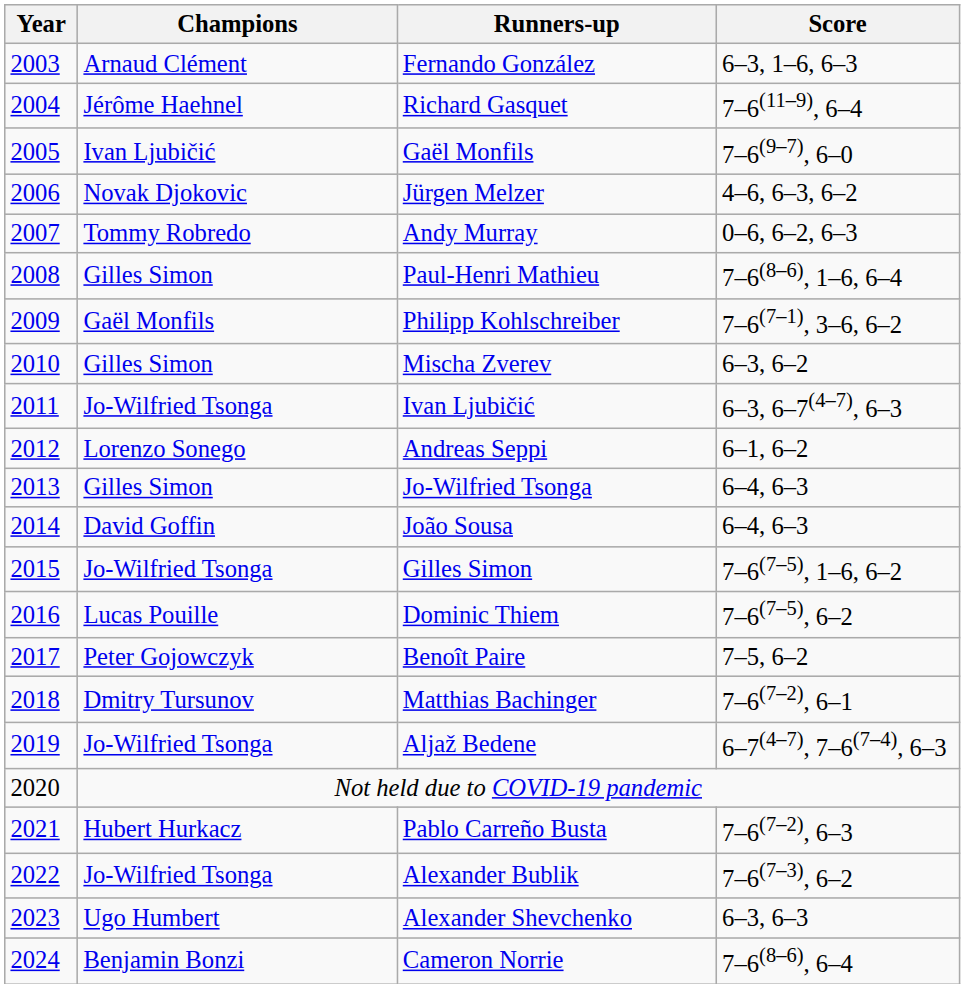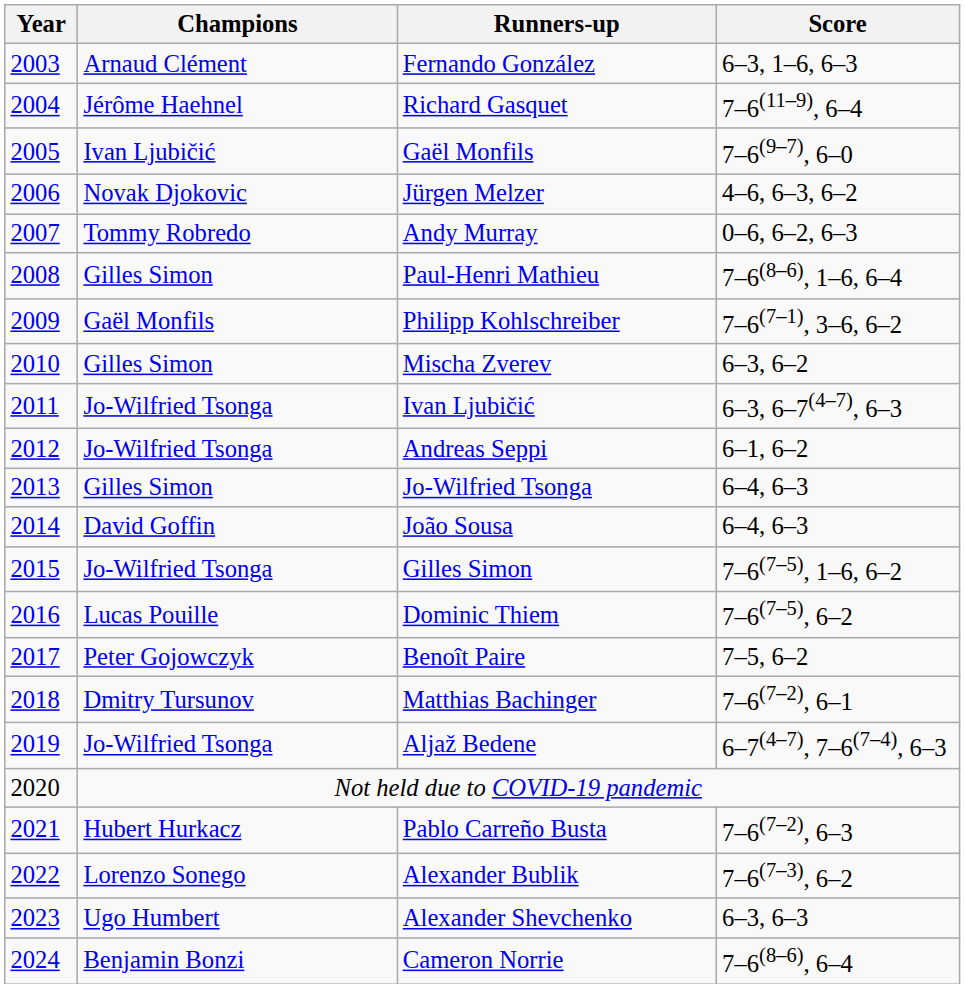(164, 448) Lorenzo Sonego -> (178, 448) Jo-Wilfried Tsonga
(178, 875) Jo-Wilfried Tsonga -> (164, 875) Lorenzo Sonego
